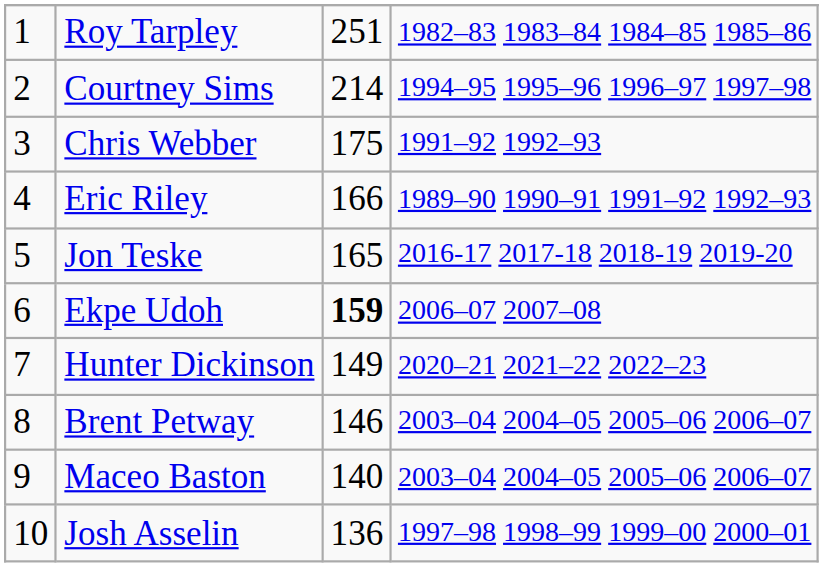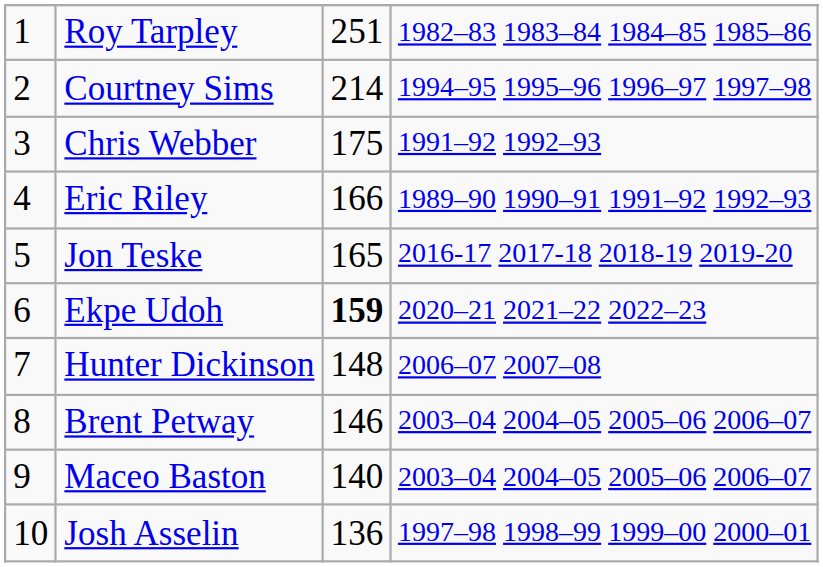(500, 310) 2006–07 2007–08 -> (552, 310) 2020–21 2021–22 2022–23
(357, 365) 149 -> (357, 365) 148
(552, 365) 2020–21 2021–22 2022–23 -> (500, 365) 2006–07 2007–08
